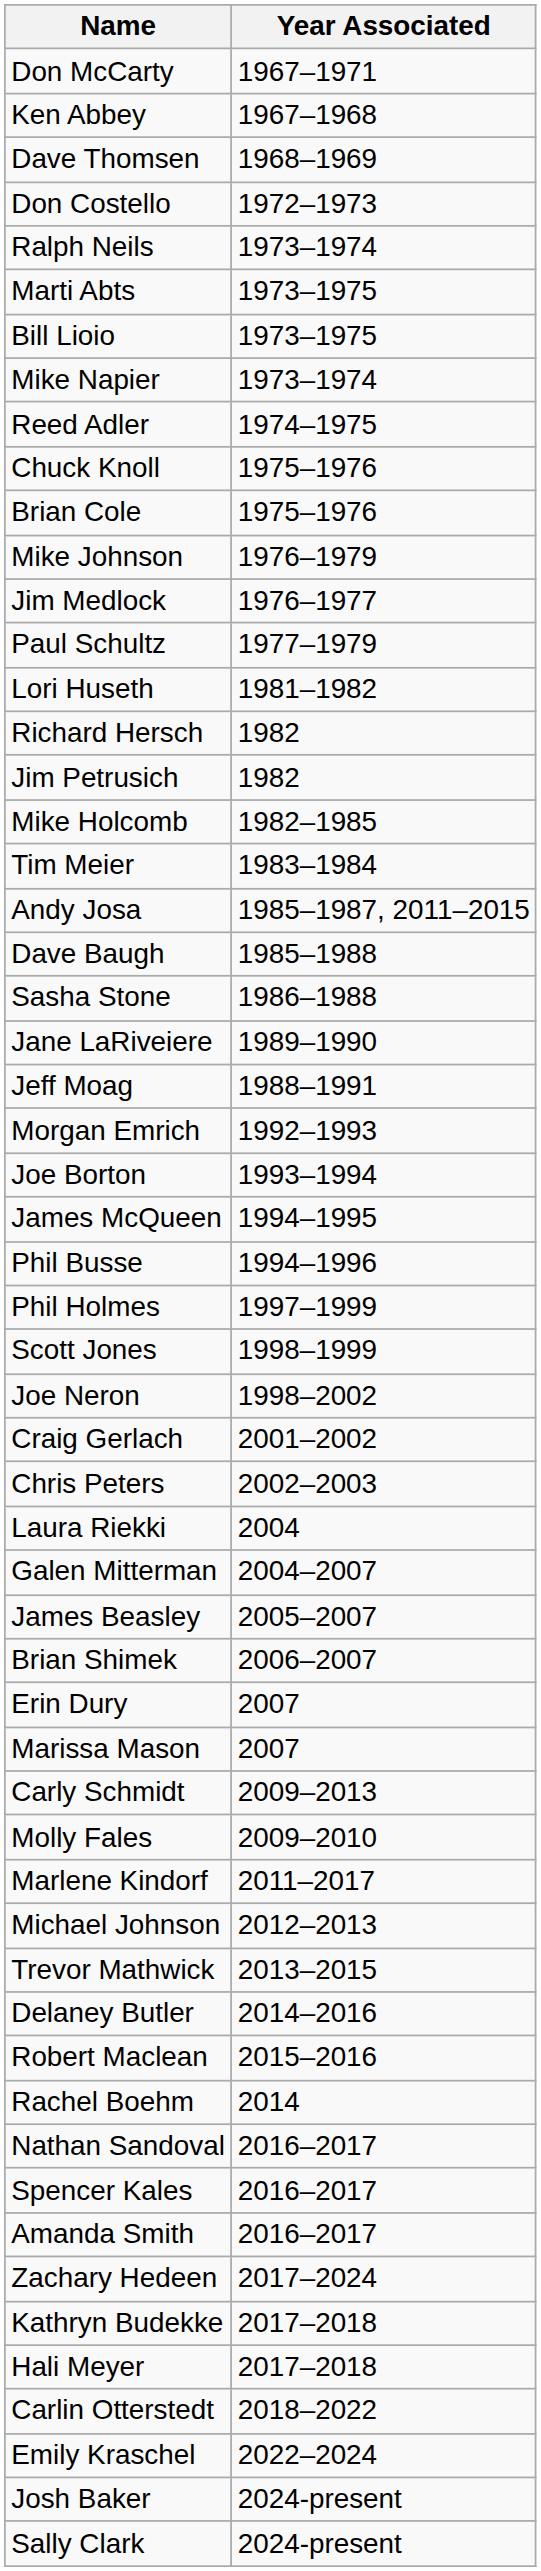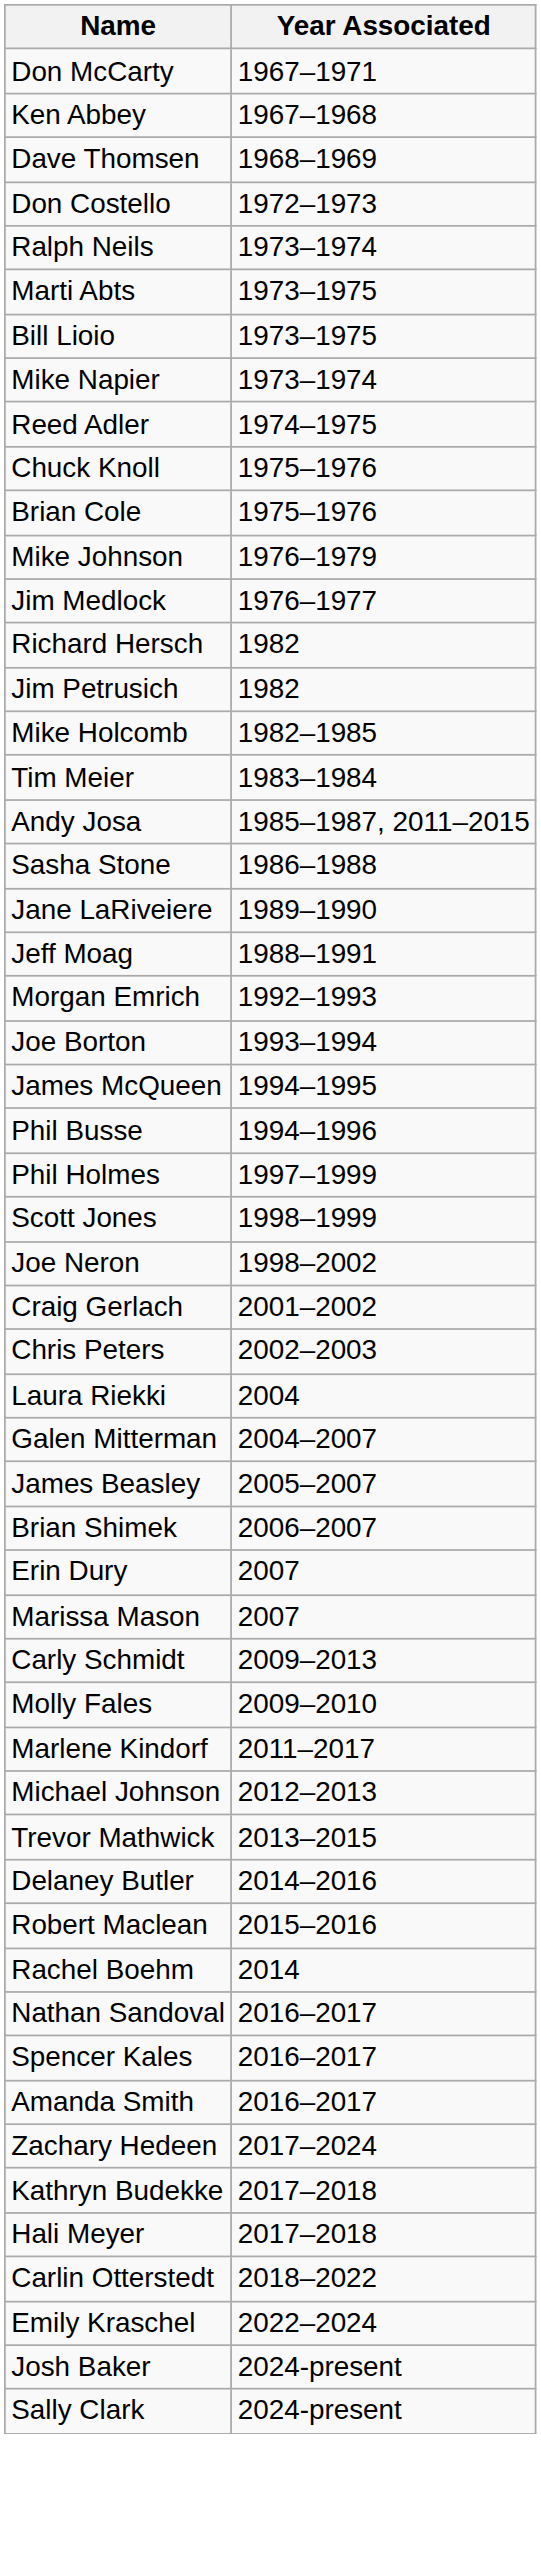- row: (89, 644)
- row: (82, 688)
- row: (88, 953)
